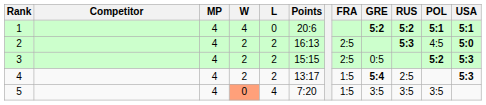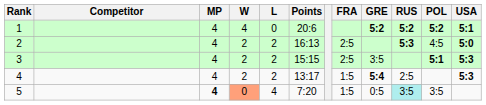(436, 28) 5:1 -> (436, 28) 5:2
(377, 60) 0:5 -> (377, 60) 3:5
(436, 60) 5:2 -> (436, 60) 5:1
(214, 92) normal -> (214, 92) bold
(377, 92) 3:5 -> (377, 92) 0:5
(407, 92) no background -> (407, 92) paleturquoise background
